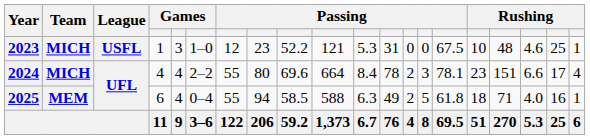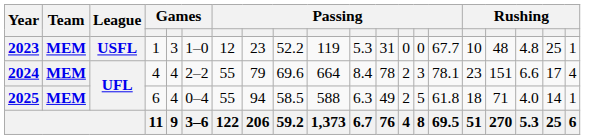(68, 48) MICH -> (66, 48) MEM
(333, 48) 121 -> (328, 48) 119
(450, 48) 67.5 -> (446, 48) 67.7
(533, 48) 4.6 -> (529, 48) 4.8
(68, 73) MICH -> (66, 73) MEM
(262, 73) 80 -> (258, 73) 79
(558, 97) 16 -> (554, 97) 14
